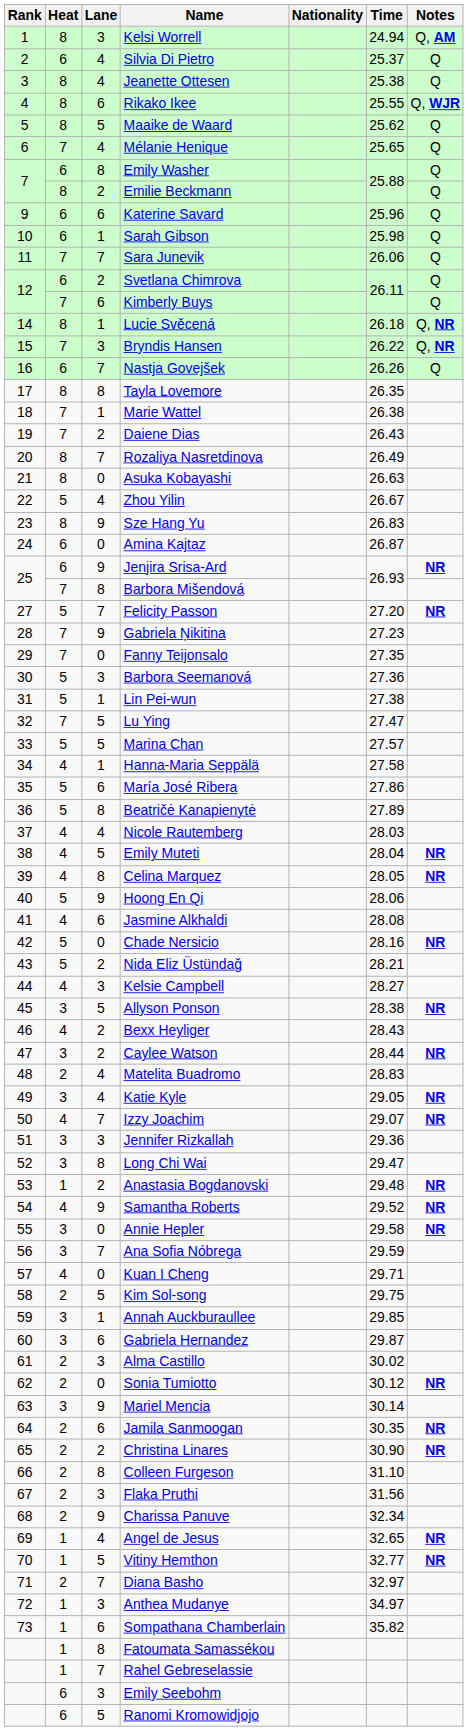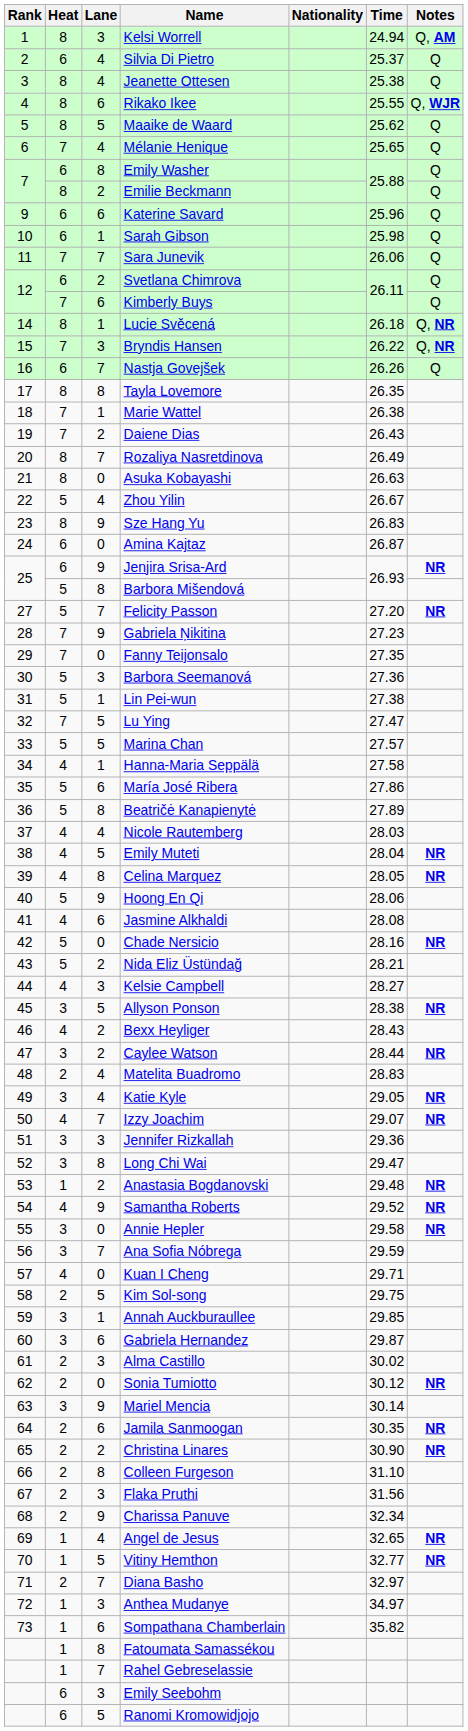(63, 589) 7 -> (63, 589) 5
